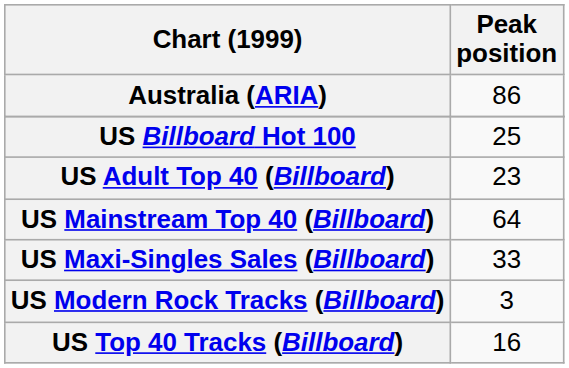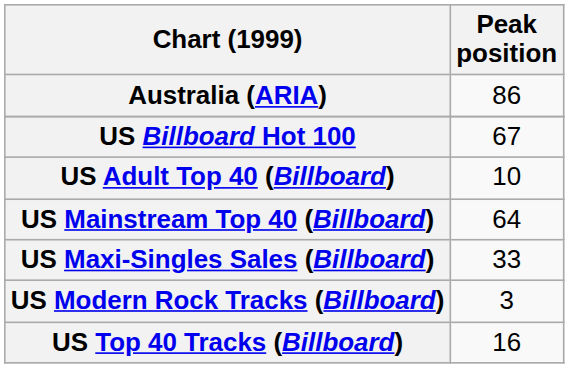(507, 136) 25 -> (507, 136) 67
(507, 177) 23 -> (507, 177) 10
